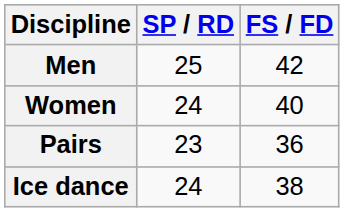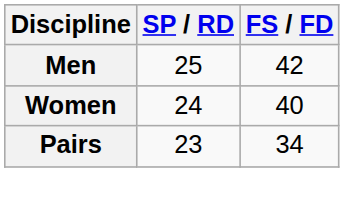(290, 145) 36 -> (290, 145) 34
- row: (71, 186)
